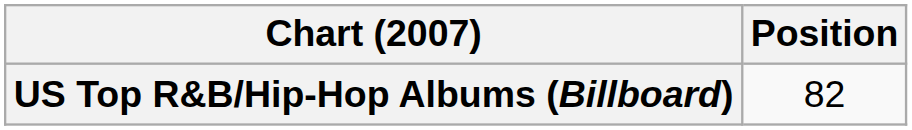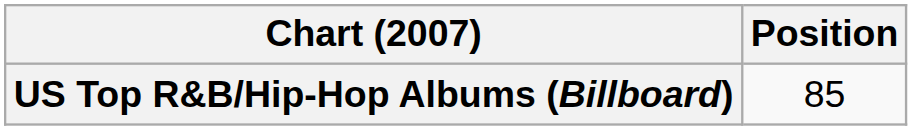(825, 93) 82 -> (825, 93) 85
